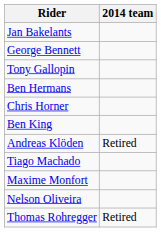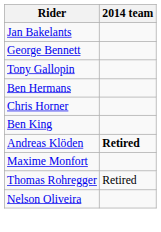(119, 143) normal -> (121, 143) bold
- row: (44, 161)
rows swapped: (44, 198) <-> (52, 217)
